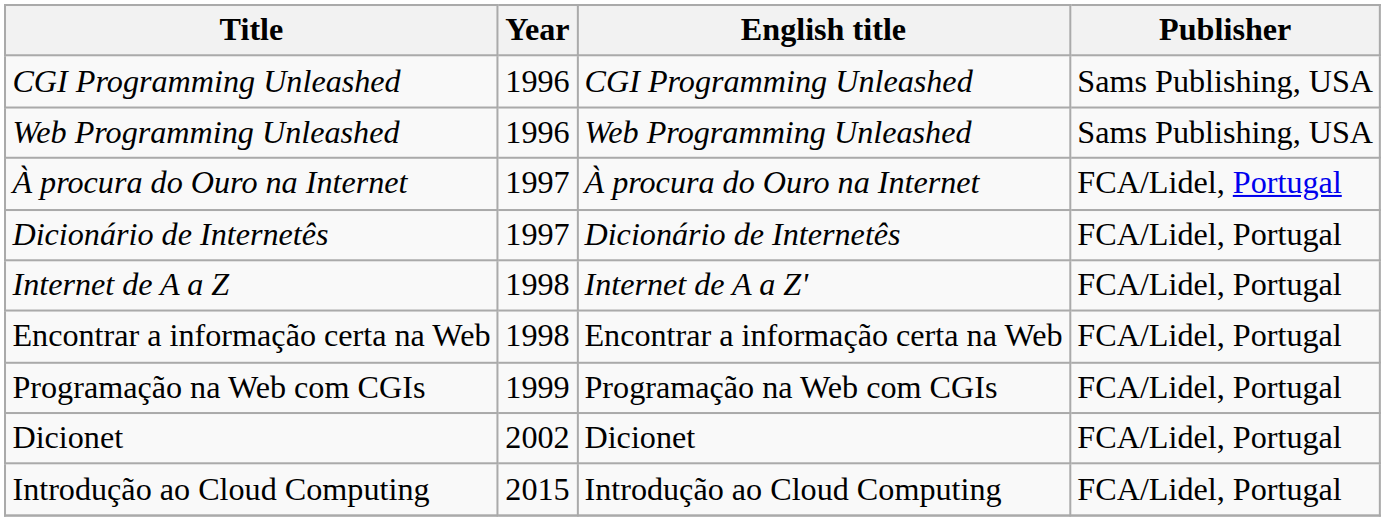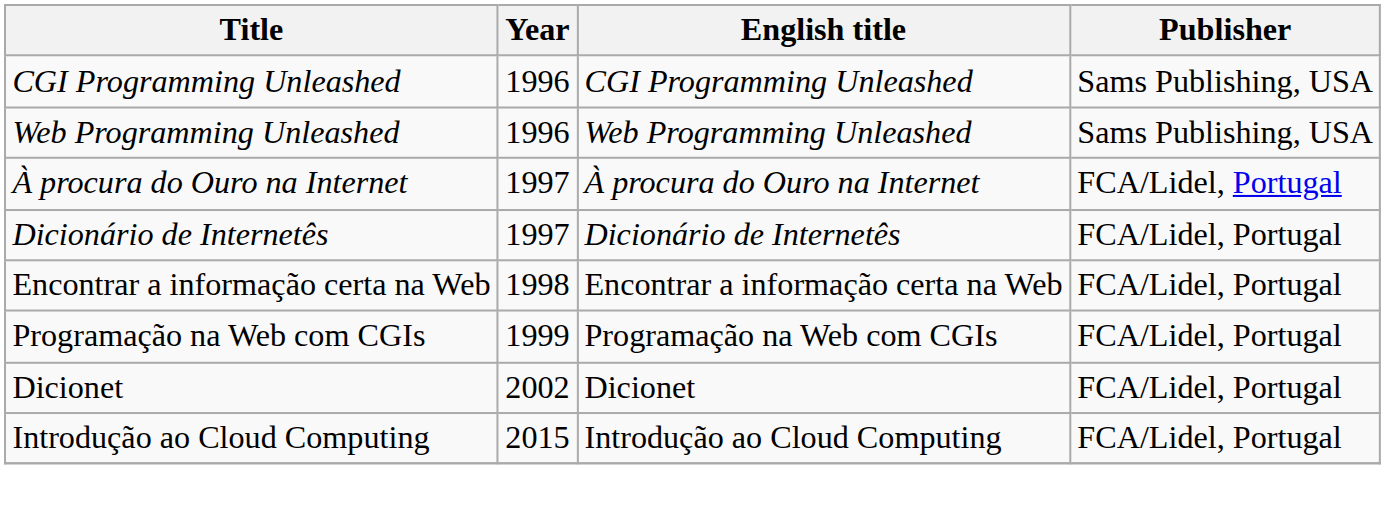- row: (121, 285)
